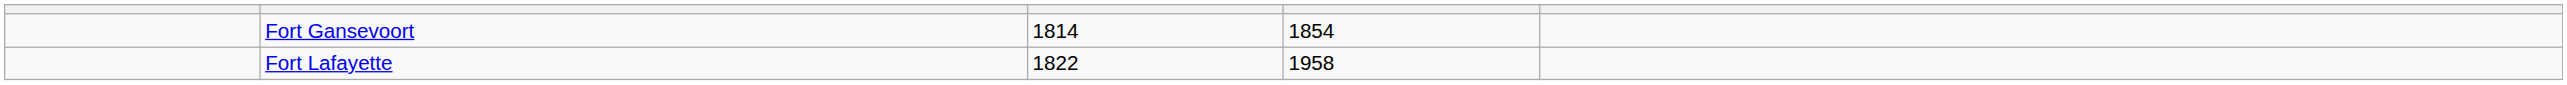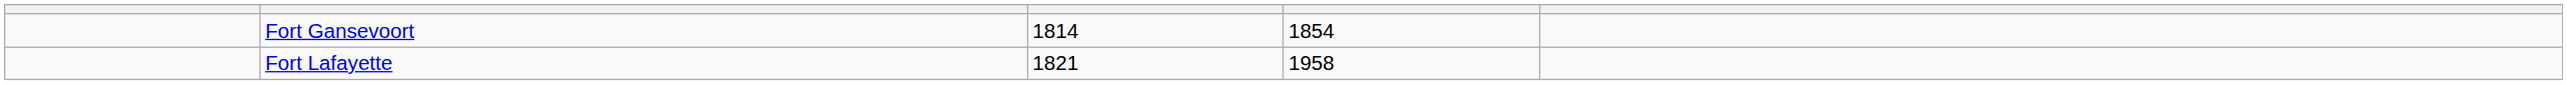(1056, 63) 1822 -> (1056, 63) 1821
